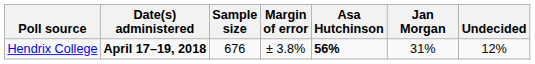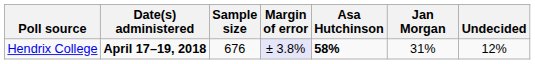(286, 49) no background -> (286, 49) lavender background
(327, 49) 56% -> (327, 49) 58%
